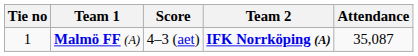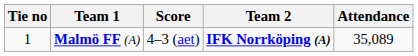(373, 39) 35,087 -> (373, 39) 35,089
